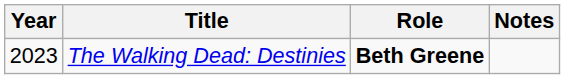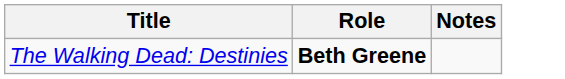- column: (34, 21)
